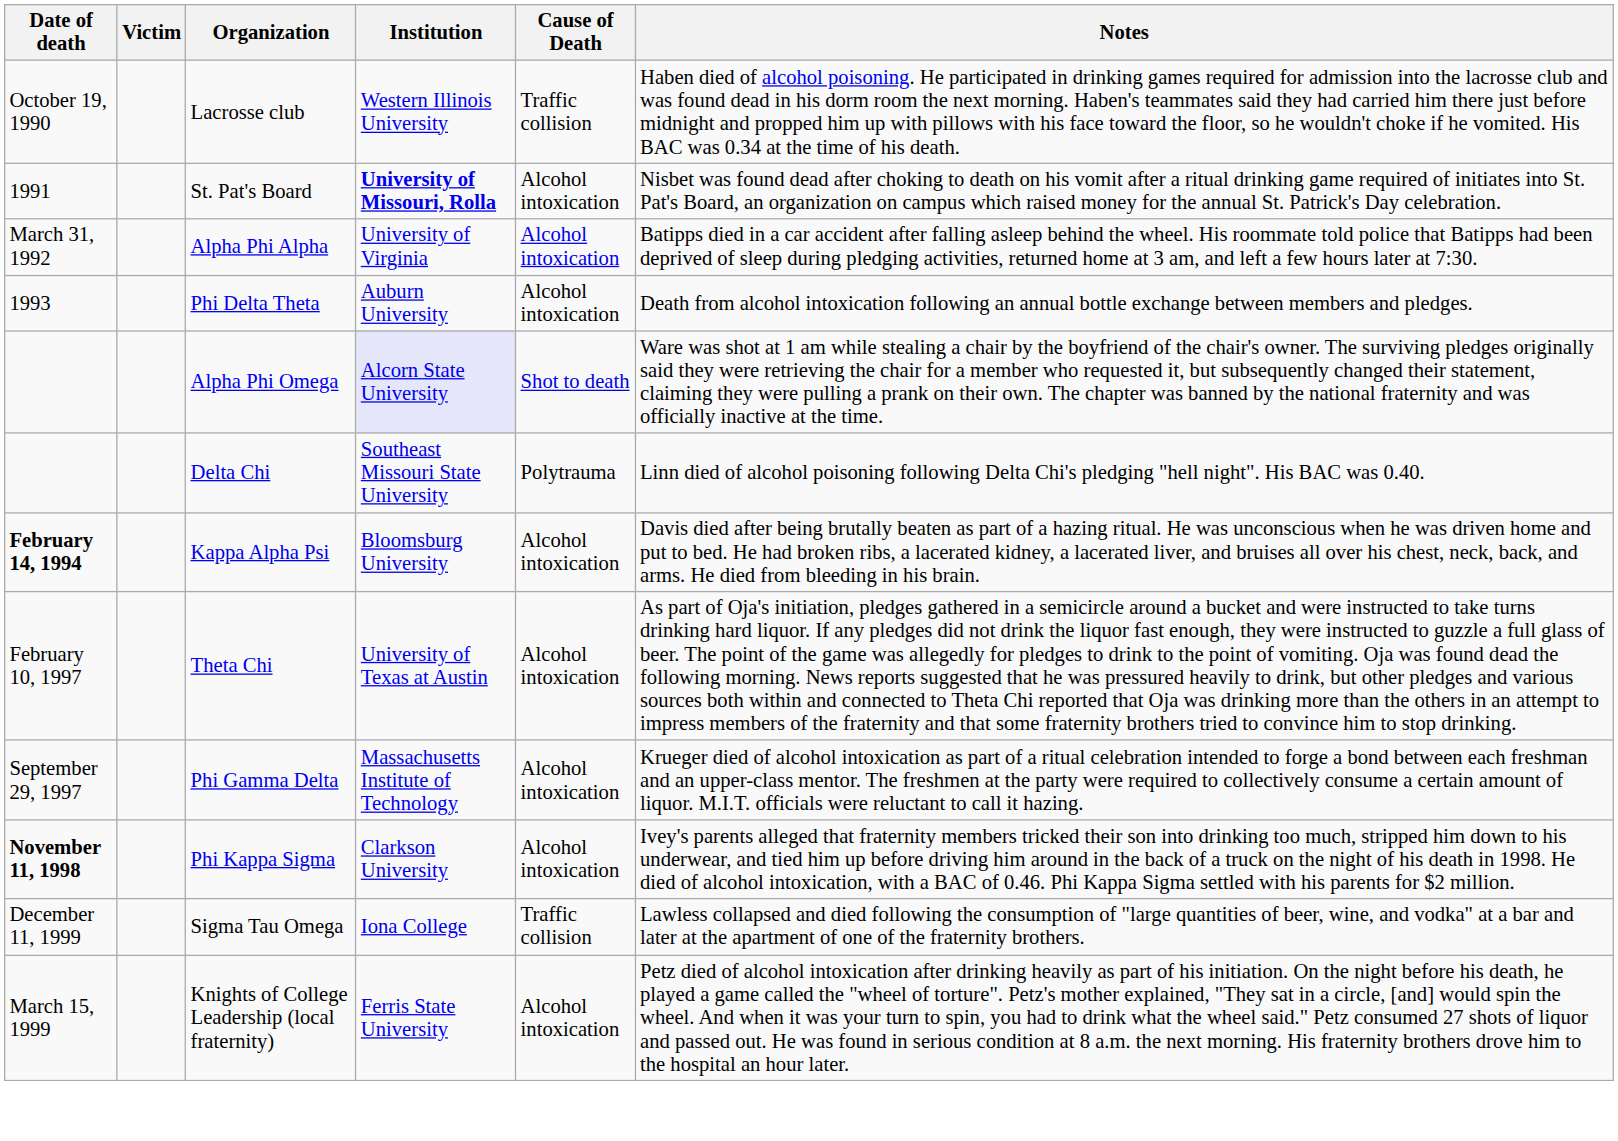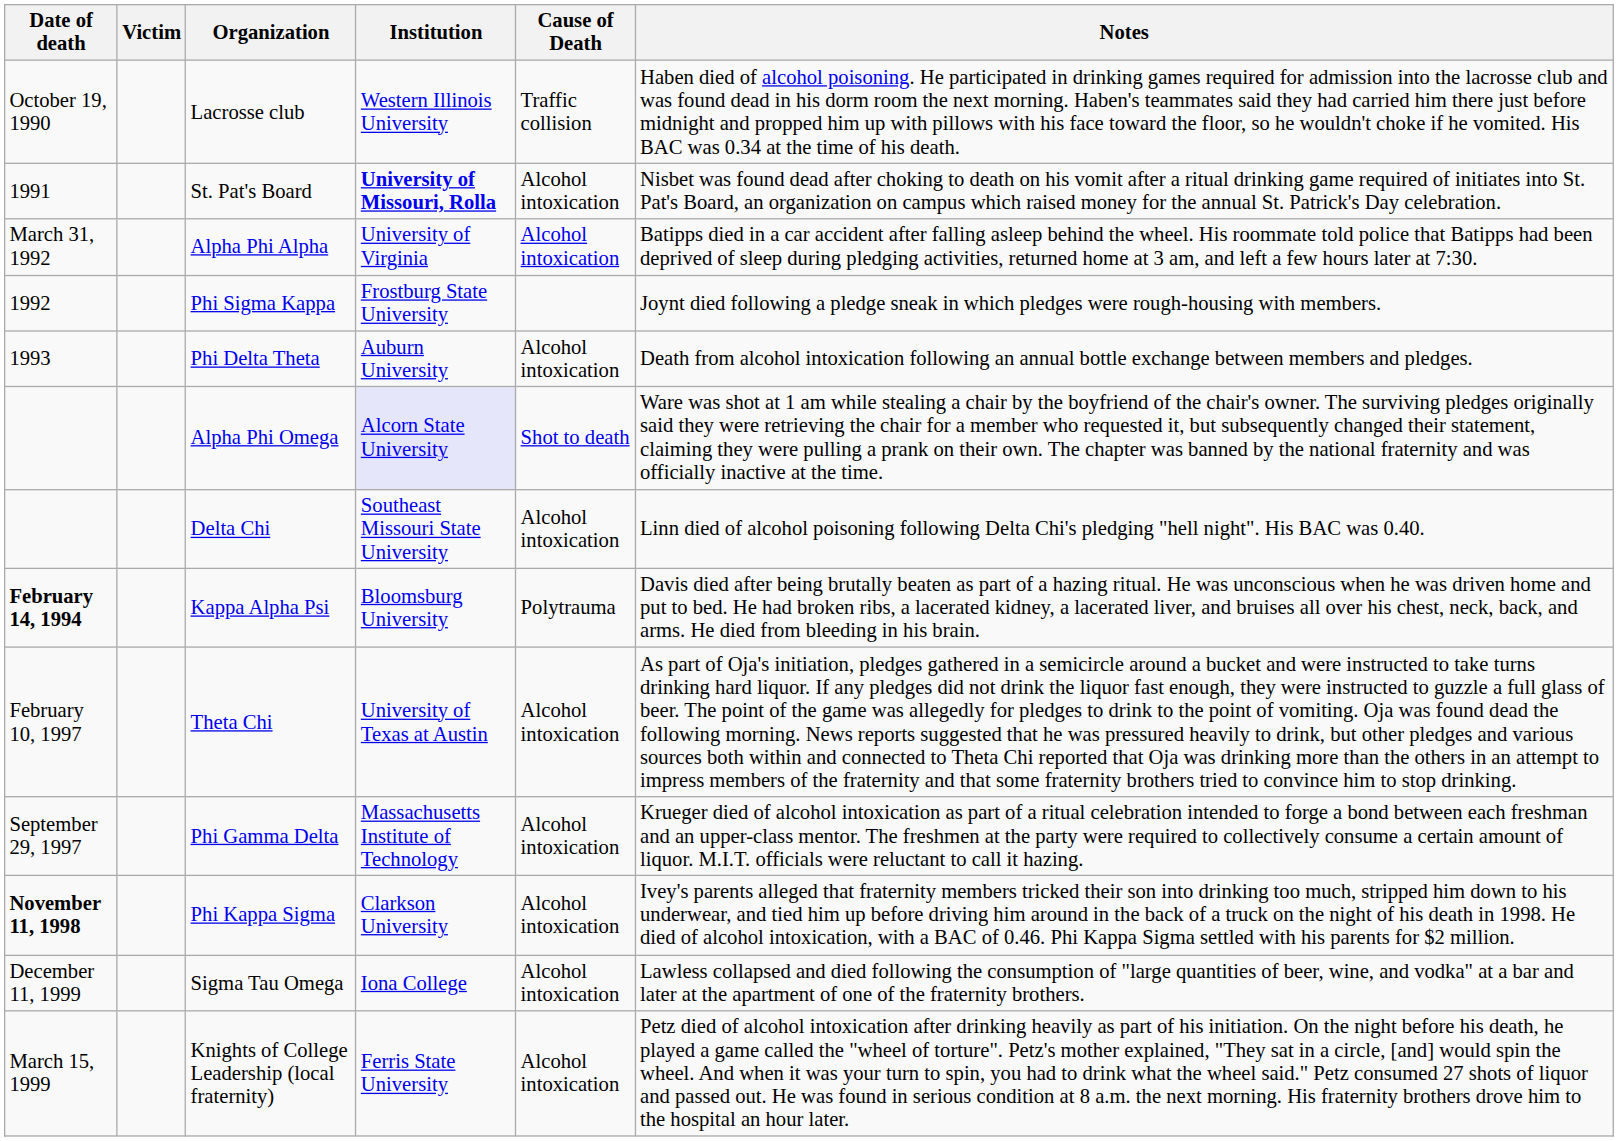+ row: (263, 302)
(568, 472) Polytrauma -> (570, 528) Alcohol intoxication
(570, 551) Alcohol intoxication -> (568, 607) Polytrauma
(556, 926) Traffic collision -> (570, 982) Alcohol intoxication
